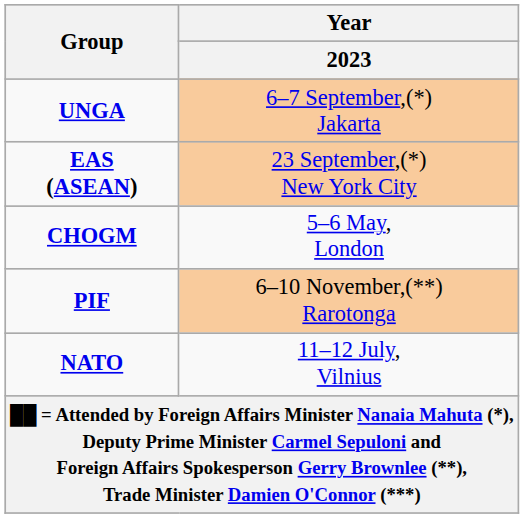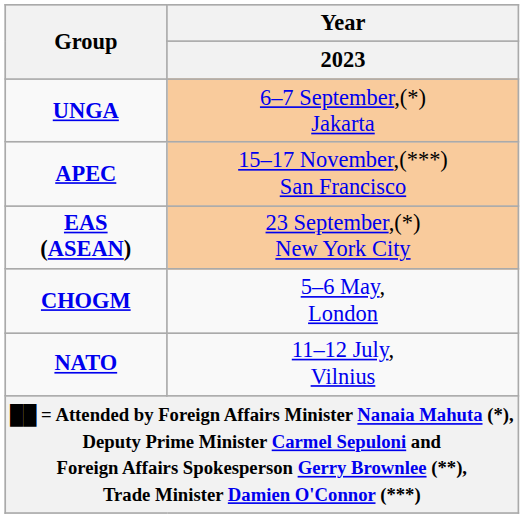+ row: (86, 173)
- row: (92, 300)
